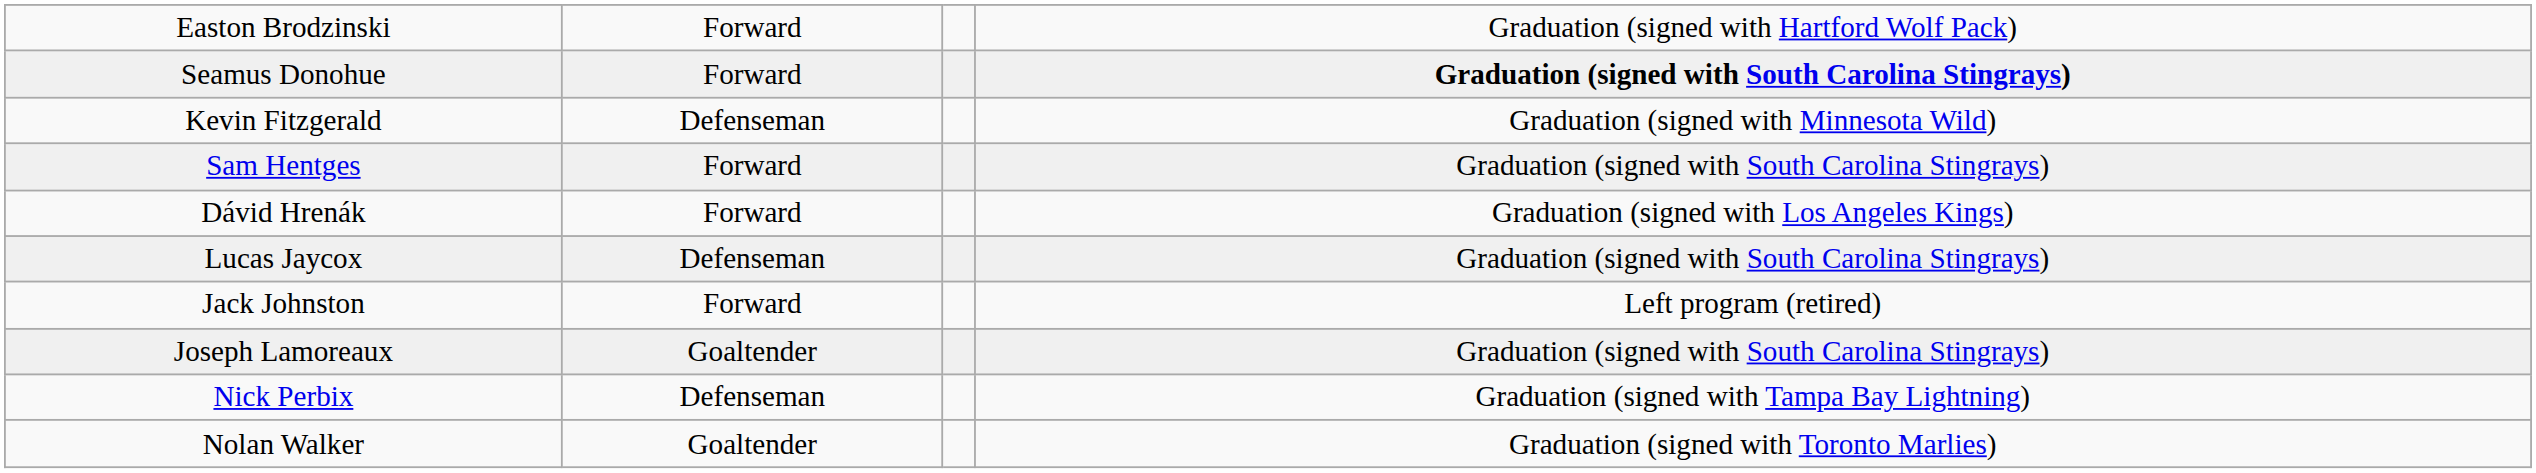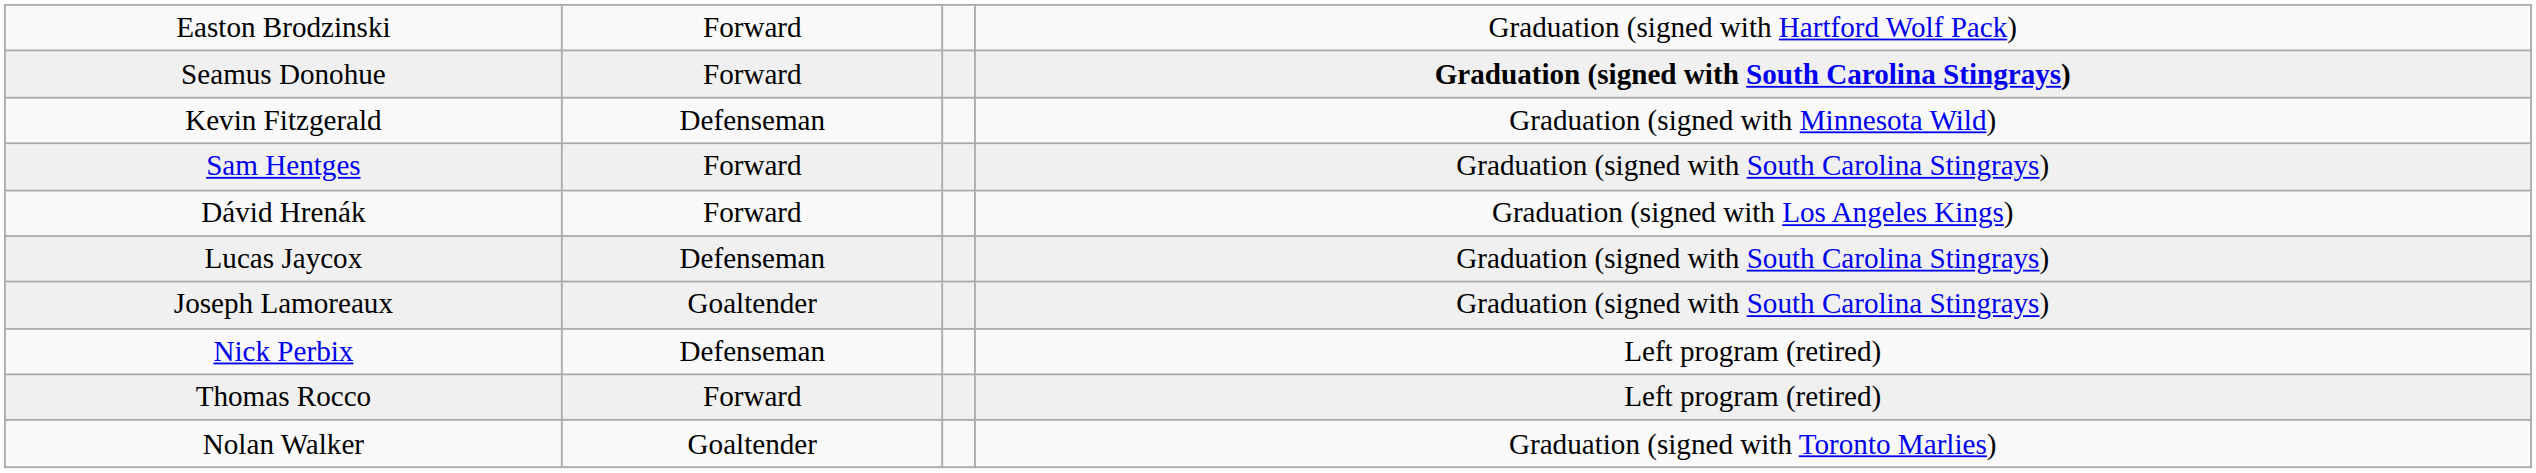- row: (283, 304)
(1753, 397) Graduation (signed with Tampa Bay Lightning) -> (1753, 350) Left program (retired)
+ row: (283, 397)
